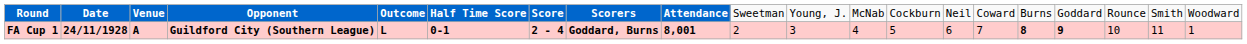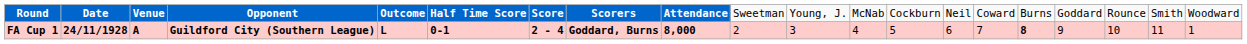(680, 30) 8,001 -> (680, 30) 8,000
(1061, 30) bold -> (1061, 30) normal
